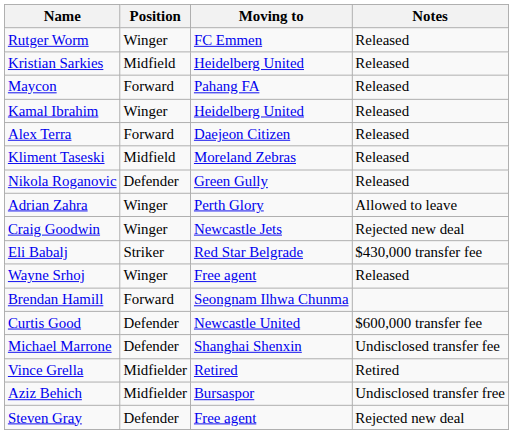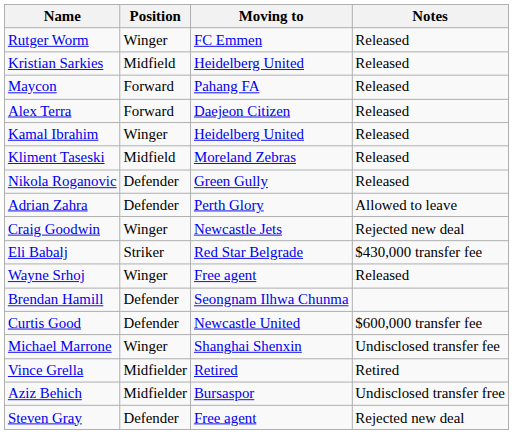rows swapped: (40, 134) <-> (53, 110)
(145, 205) Winger -> (151, 205) Defender
(149, 299) Forward -> (151, 299) Defender
(151, 346) Defender -> (145, 346) Winger
